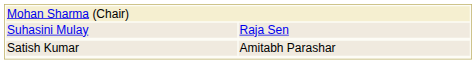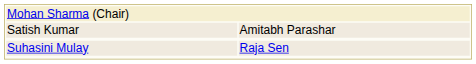rows swapped: (48, 30) <-> (43, 48)
